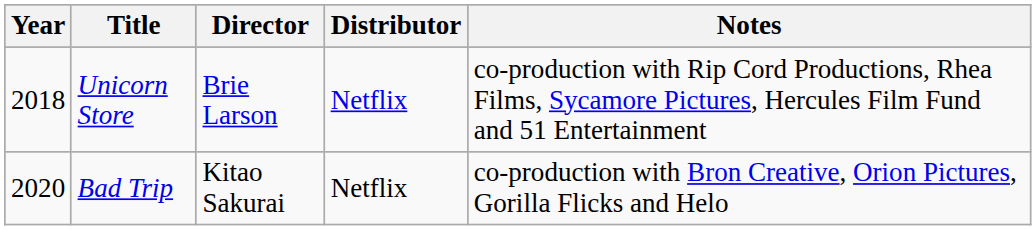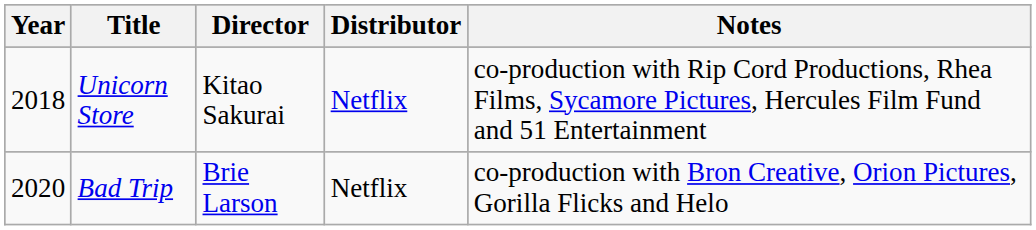(240, 99) Brie Larson -> (244, 99) Kitao Sakurai
(244, 187) Kitao Sakurai -> (240, 187) Brie Larson
